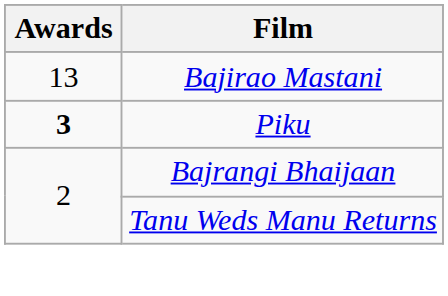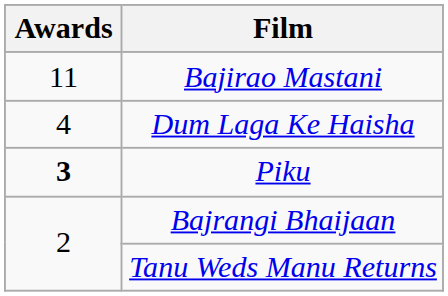(64, 76) 13 -> (64, 76) 11
+ row: (283, 123)
